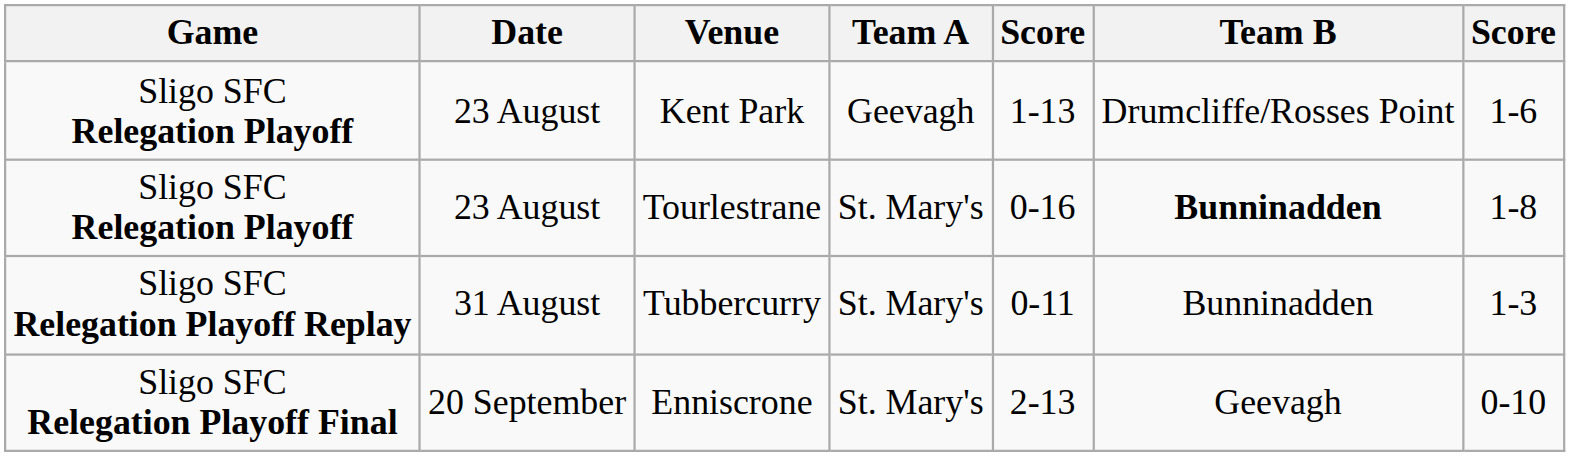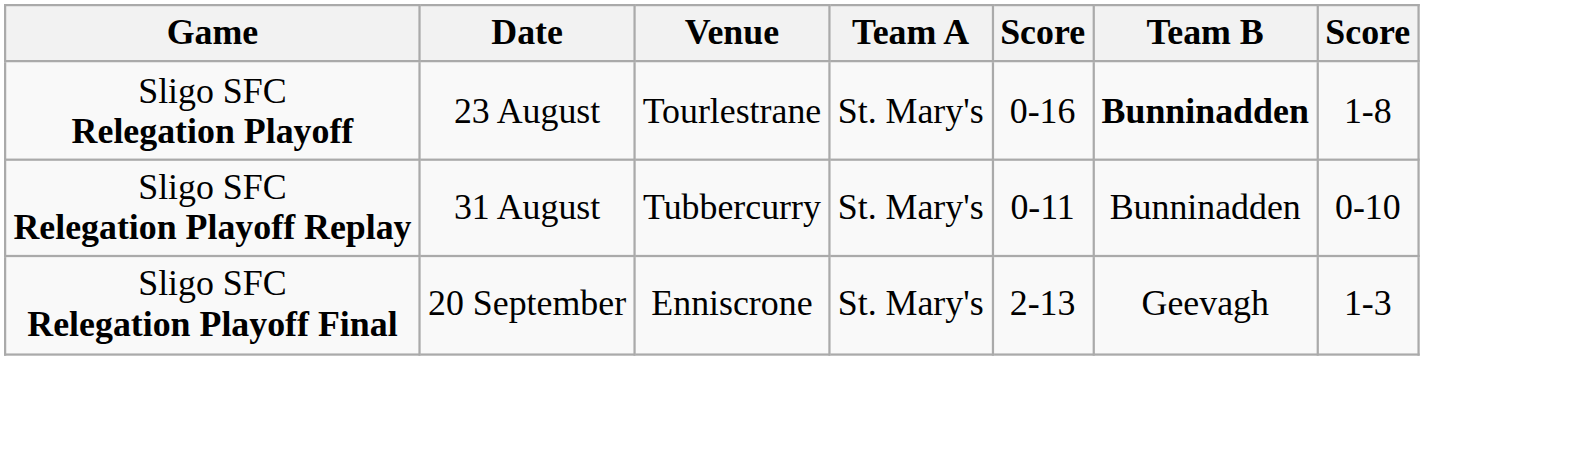- row: (732, 109)
(1513, 304) 1-3 -> (1368, 207) 0-10
(1513, 401) 0-10 -> (1368, 304) 1-3
